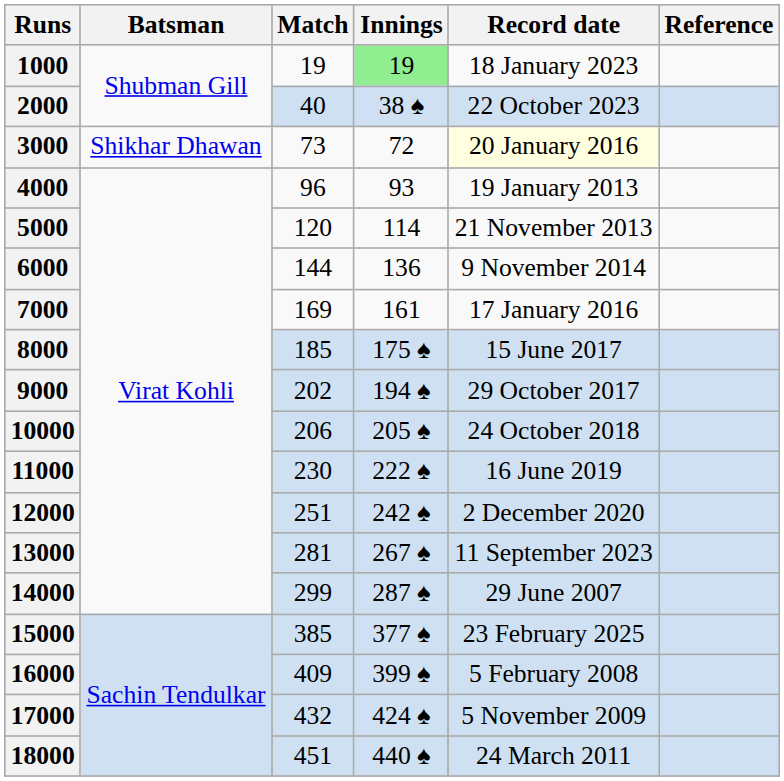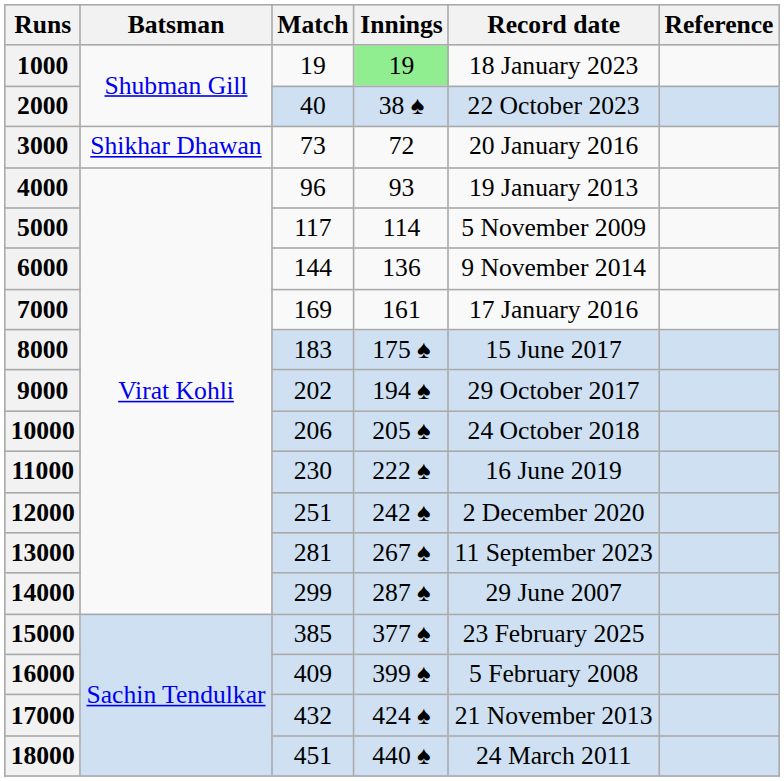(554, 146) lightyellow background -> (554, 146) no background
(313, 227) 120 -> (313, 227) 117
(554, 227) 21 November 2013 -> (554, 227) 5 November 2009
(313, 349) 185 -> (313, 349) 183
(554, 715) 5 November 2009 -> (554, 715) 21 November 2013
